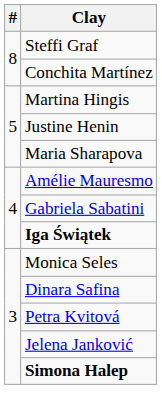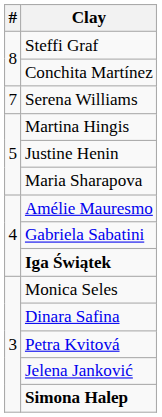+ row: (81, 99)
